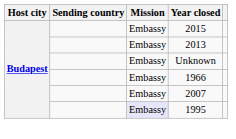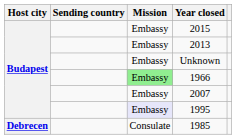(148, 77) no background -> (150, 77) lightgreen background
+ row: (200, 126)
